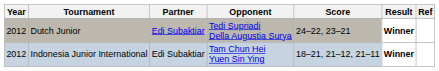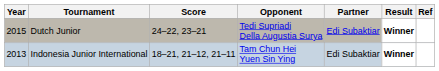columns swapped: (178, 12) <-> (338, 12)
(16, 31) 2012 -> (16, 31) 2015
(16, 55) 2012 -> (16, 55) 2013
